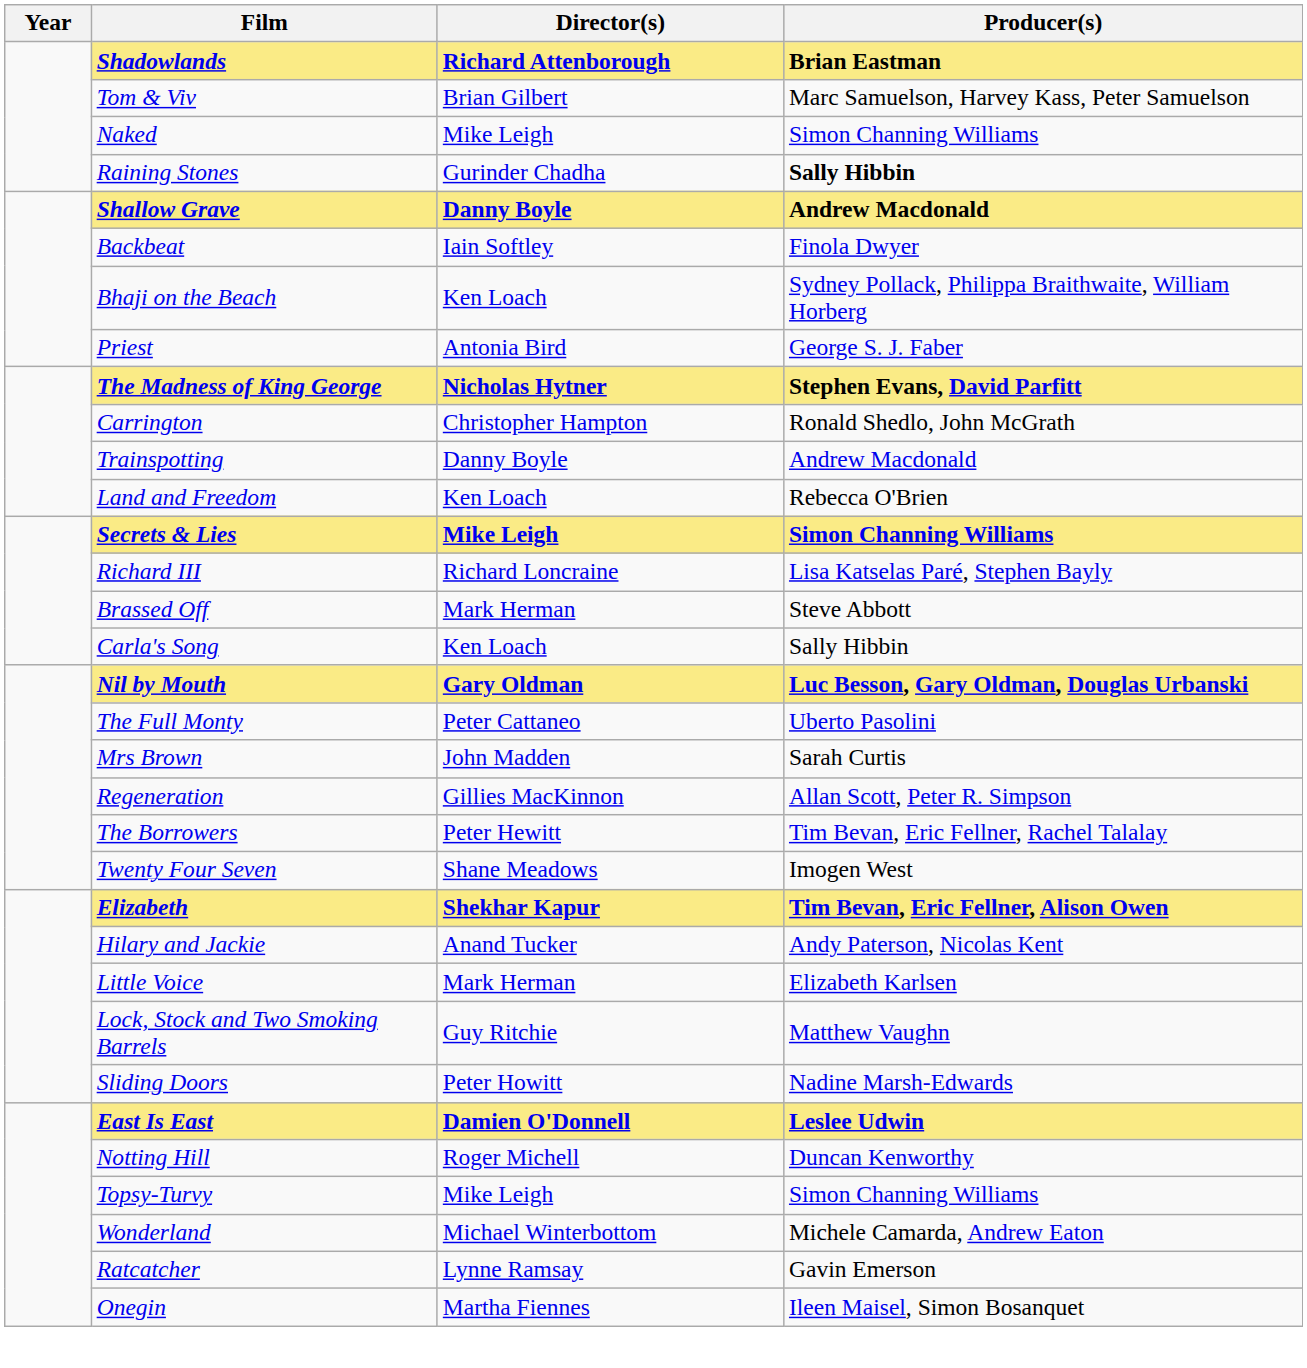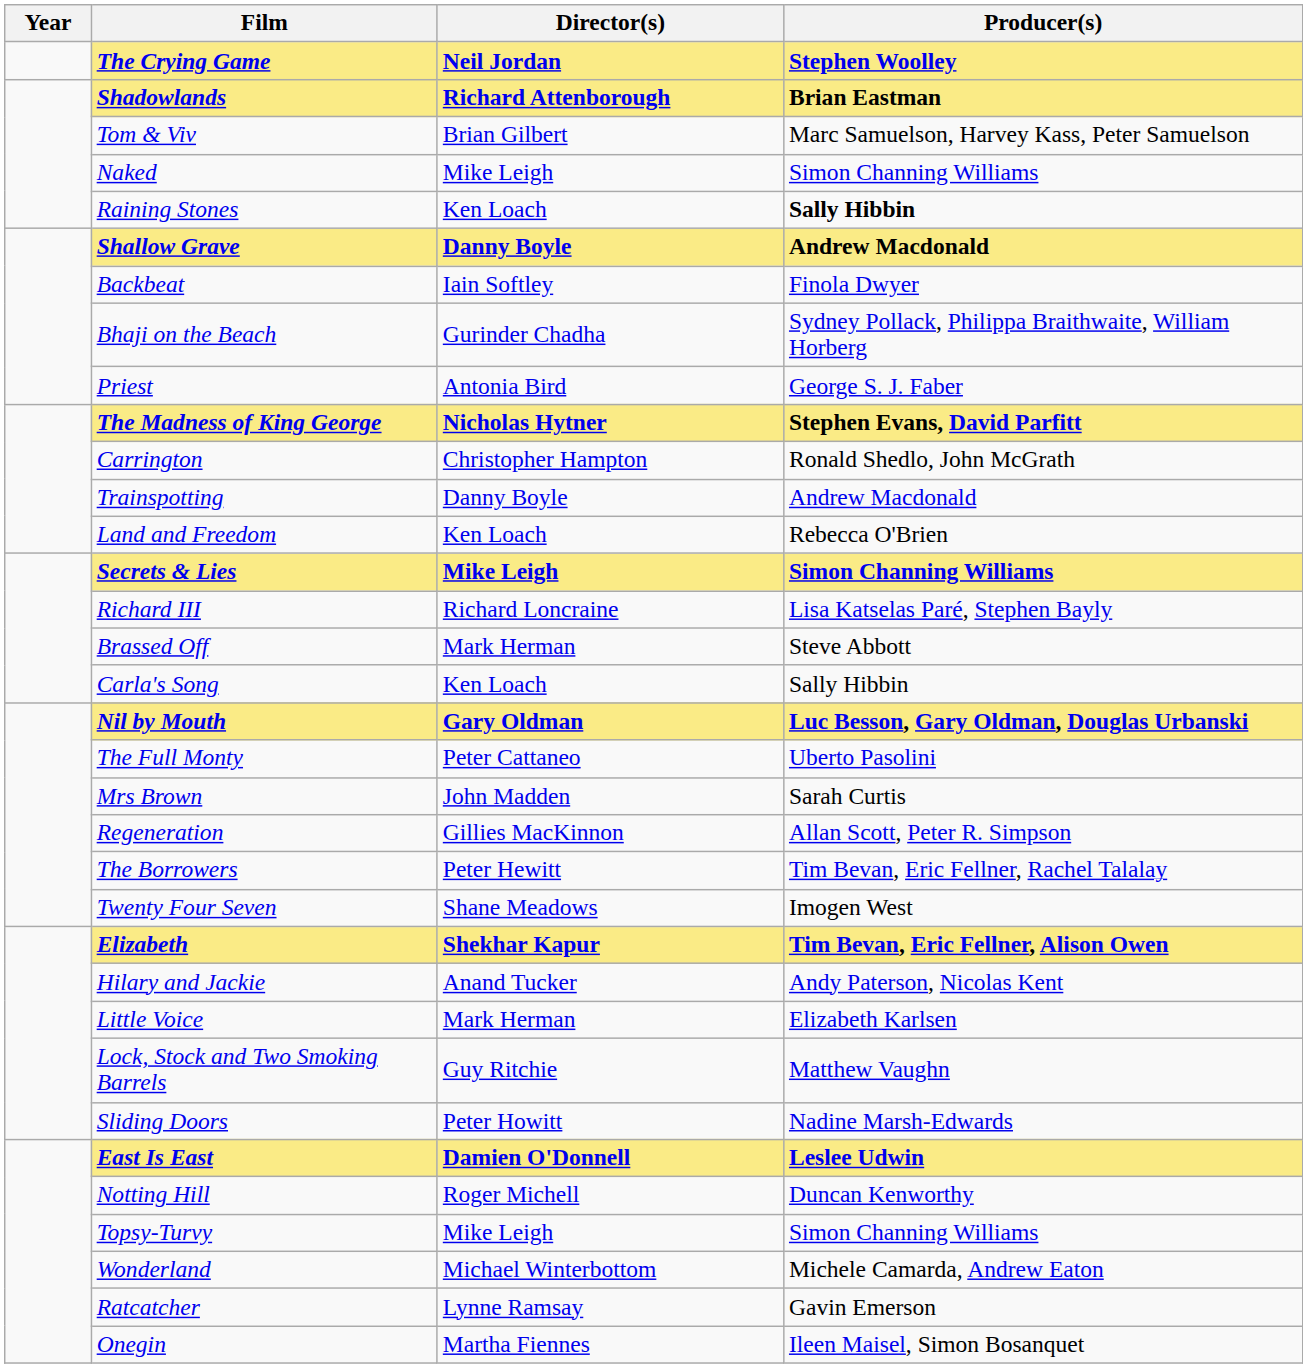+ row: (184, 60)
(524, 172) Gurinder Chadha -> (495, 209) Ken Loach
(495, 297) Ken Loach -> (524, 334) Gurinder Chadha
